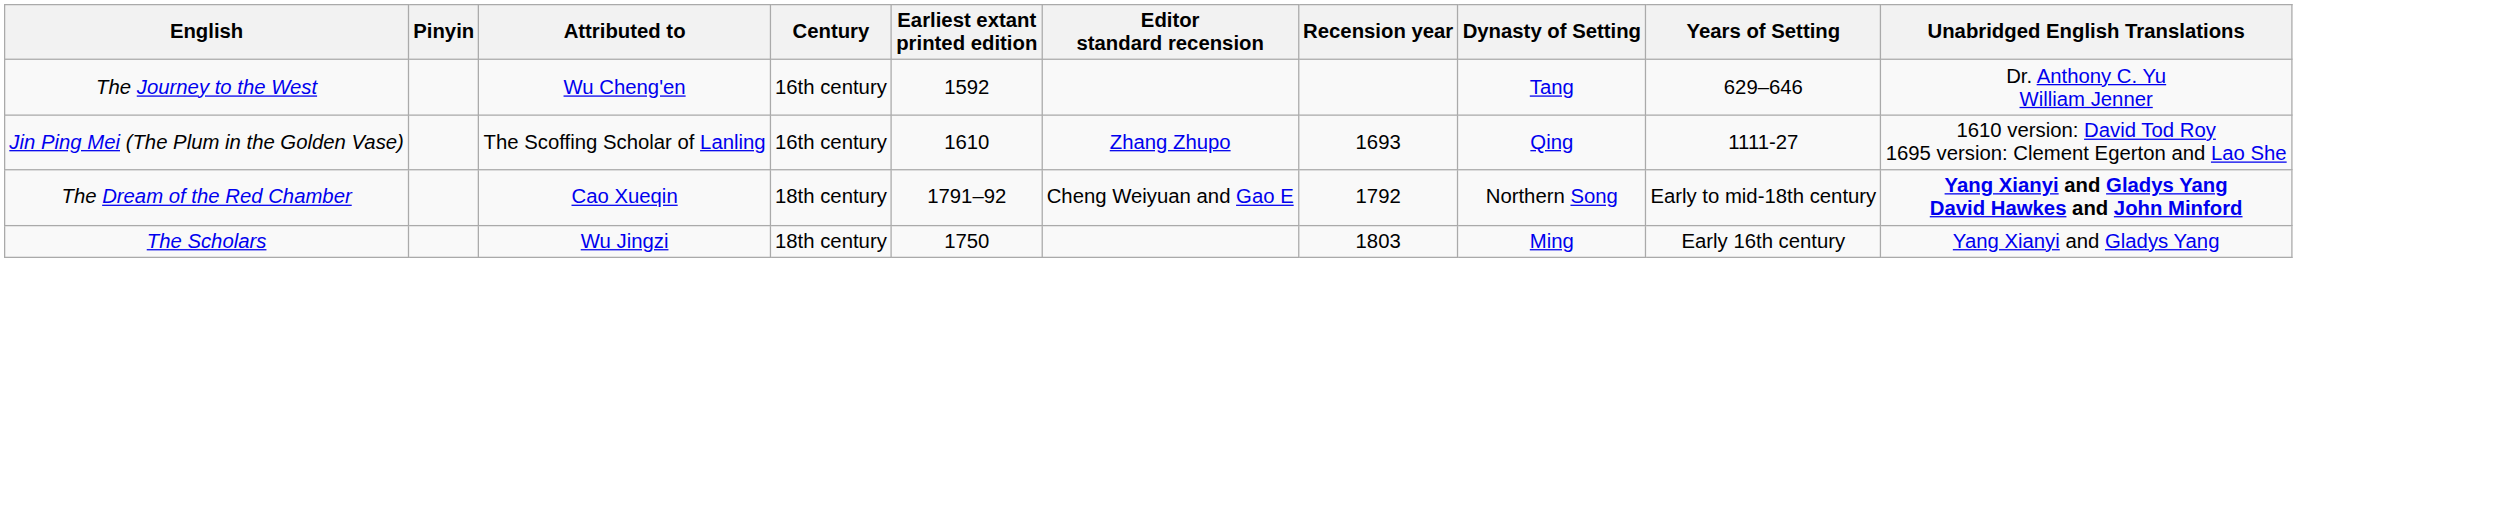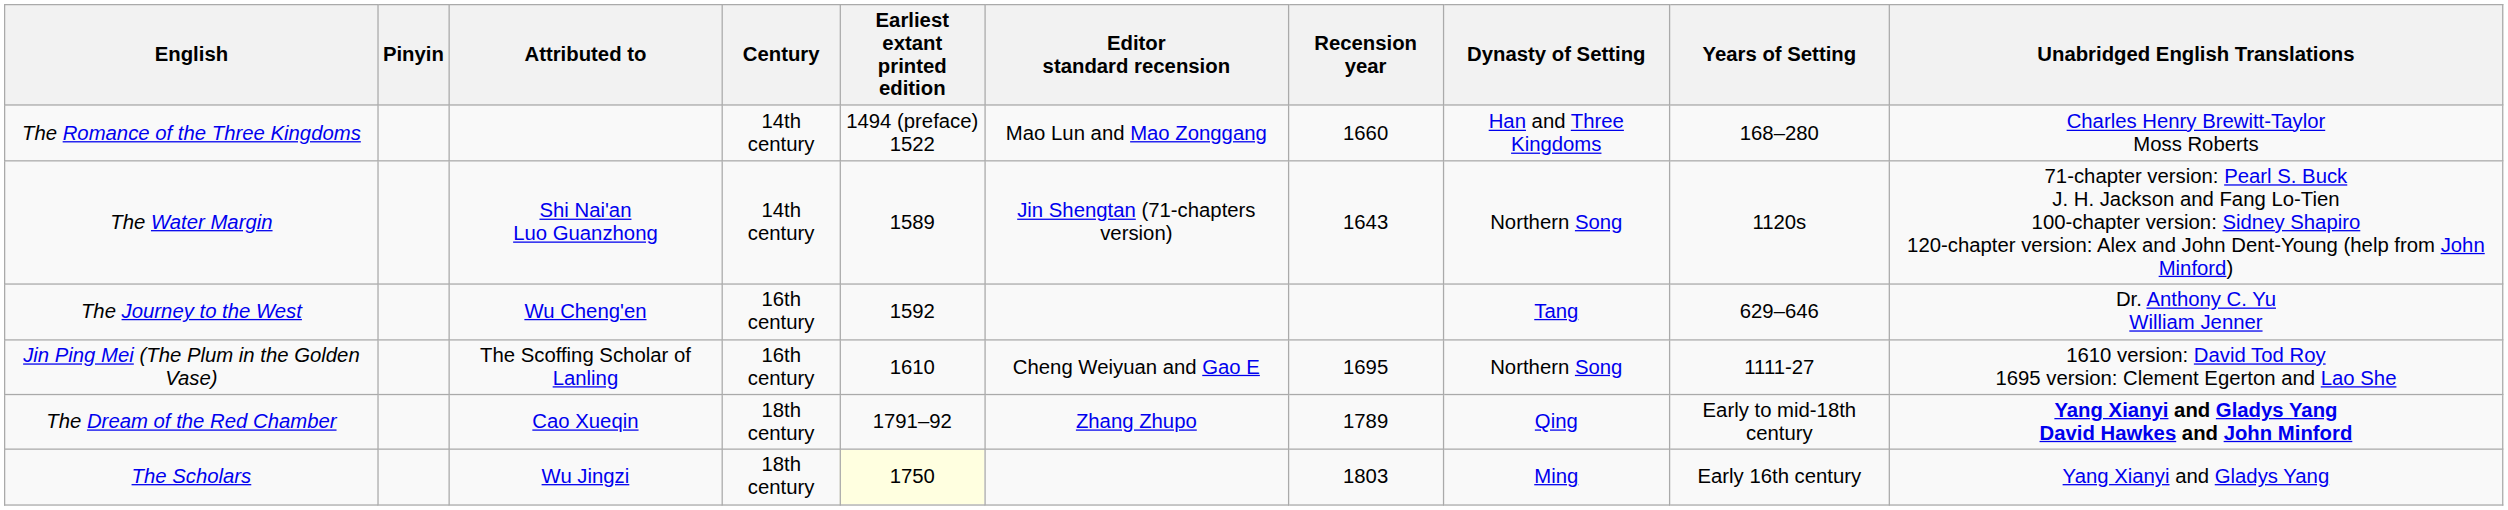+ row: (191, 132)
+ row: (191, 222)
(1170, 142) Zhang Zhupo -> (1136, 366) Cheng Weiyuan and Gao E
(1378, 142) 1693 -> (1366, 366) 1695
(1552, 142) Qing -> (1556, 366) Northern Song
(1170, 197) Cheng Weiyuan and Gao E -> (1136, 421) Zhang Zhupo
(1378, 197) 1792 -> (1366, 421) 1789
(1552, 197) Northern Song -> (1556, 421) Qing
(967, 240) no background -> (912, 476) lightyellow background
